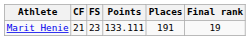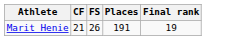- column: (124, 12)
(95, 28) 23 -> (95, 28) 26
